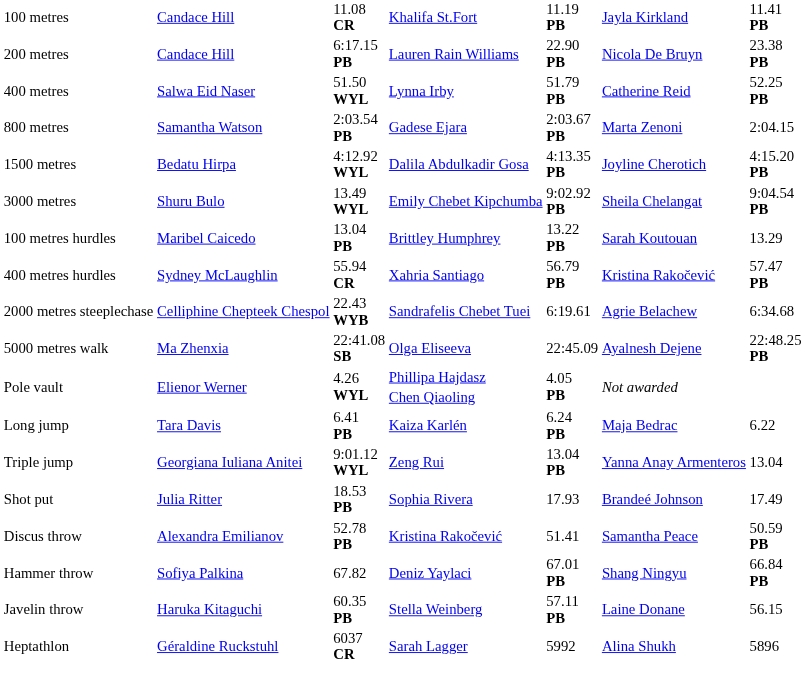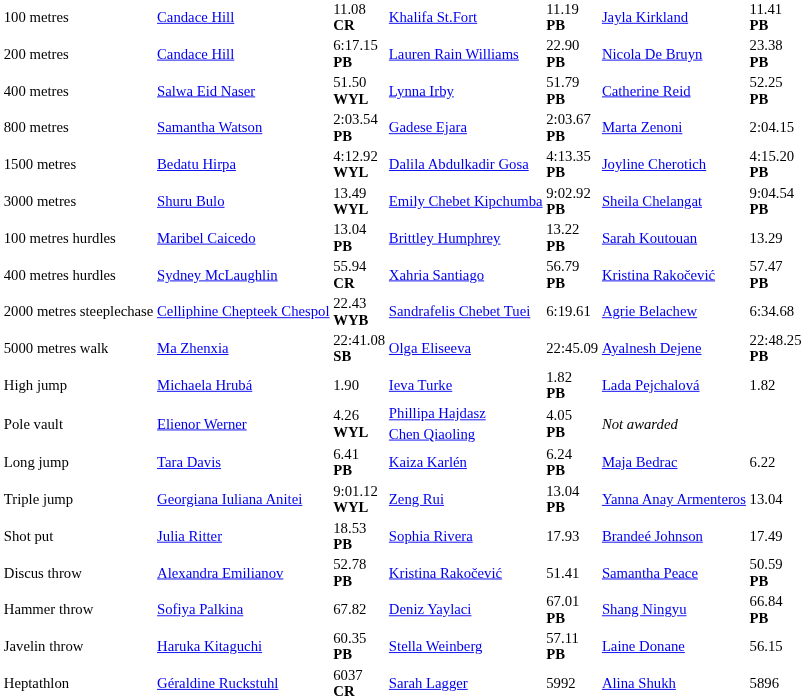+ row: (421, 385)
